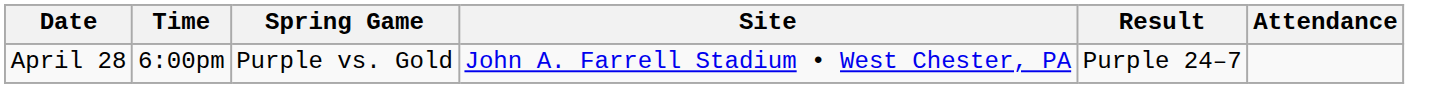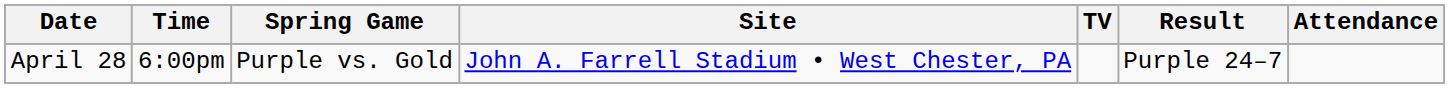+ column: (1097, 25)
